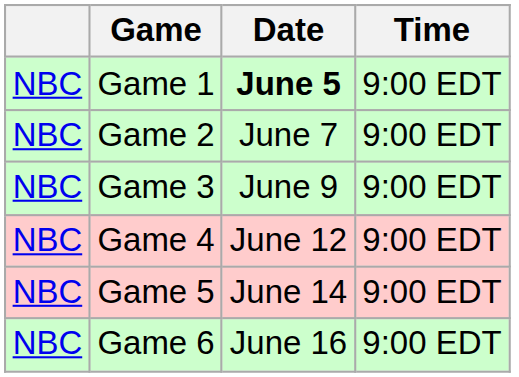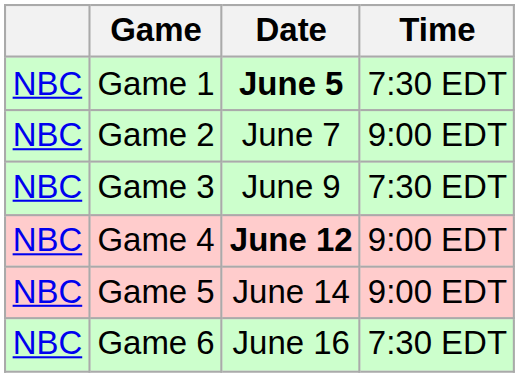(432, 82) 9:00 EDT -> (437, 82) 7:30 EDT
(432, 187) 9:00 EDT -> (437, 187) 7:30 EDT
(289, 239) normal -> (291, 239) bold
(432, 344) 9:00 EDT -> (437, 344) 7:30 EDT
